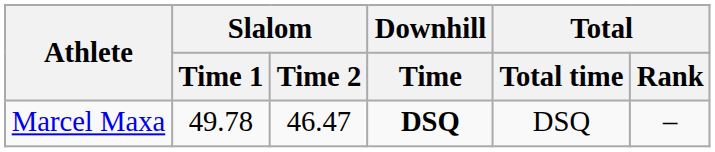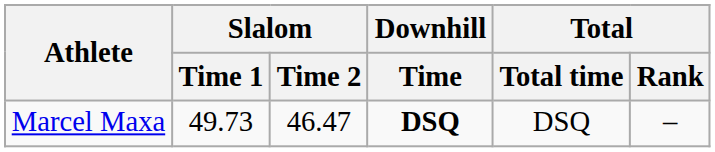(221, 123) 49.78 -> (221, 123) 49.73
